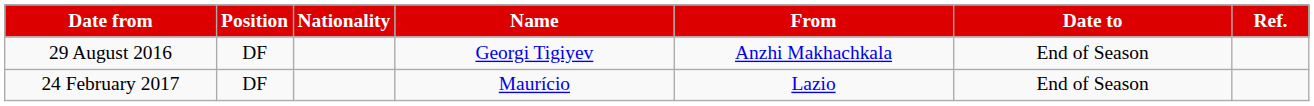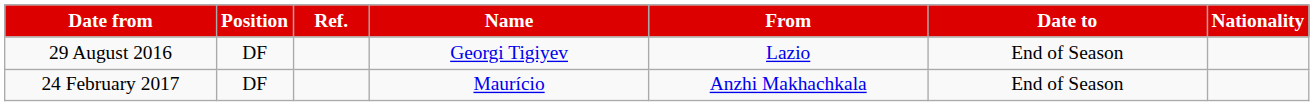columns swapped: (344, 20) <-> (1270, 20)
(814, 52) Anzhi Makhachkala -> (788, 52) Lazio
(814, 85) Lazio -> (788, 85) Anzhi Makhachkala
